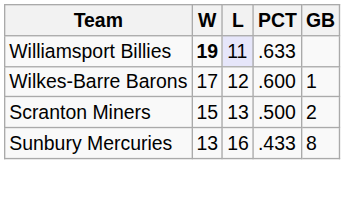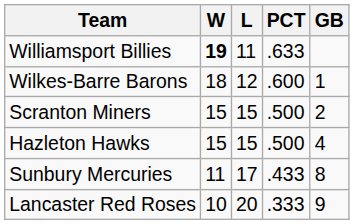(237, 51) lavender background -> (246, 51) no background
(207, 82) 17 -> (216, 82) 18
(238, 113) 13 -> (247, 113) 15
+ row: (79, 143)
(207, 143) 13 -> (215, 174) 11
(238, 143) 16 -> (247, 174) 17
+ row: (103, 205)
